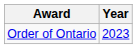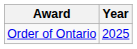(116, 33) 2023 -> (116, 33) 2025
